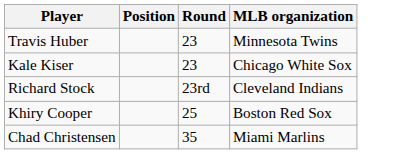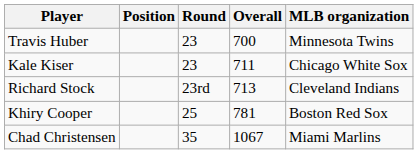+ column: (257, 16)
